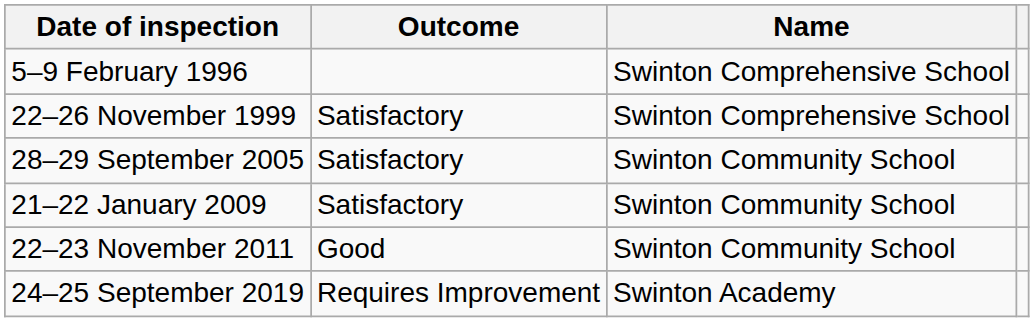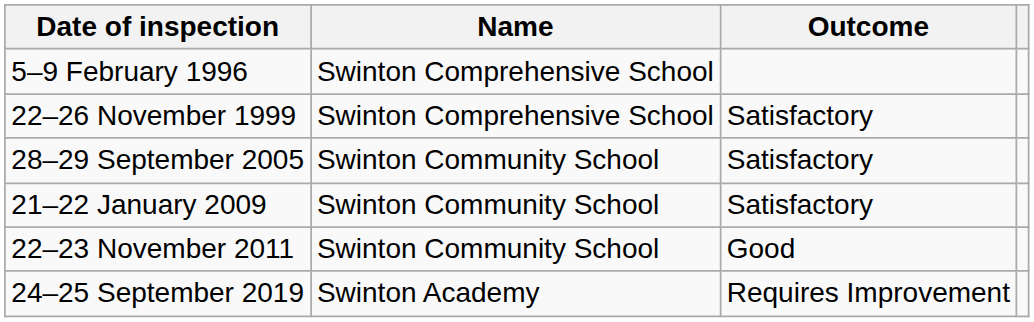columns swapped: (812, 26) <-> (459, 26)
